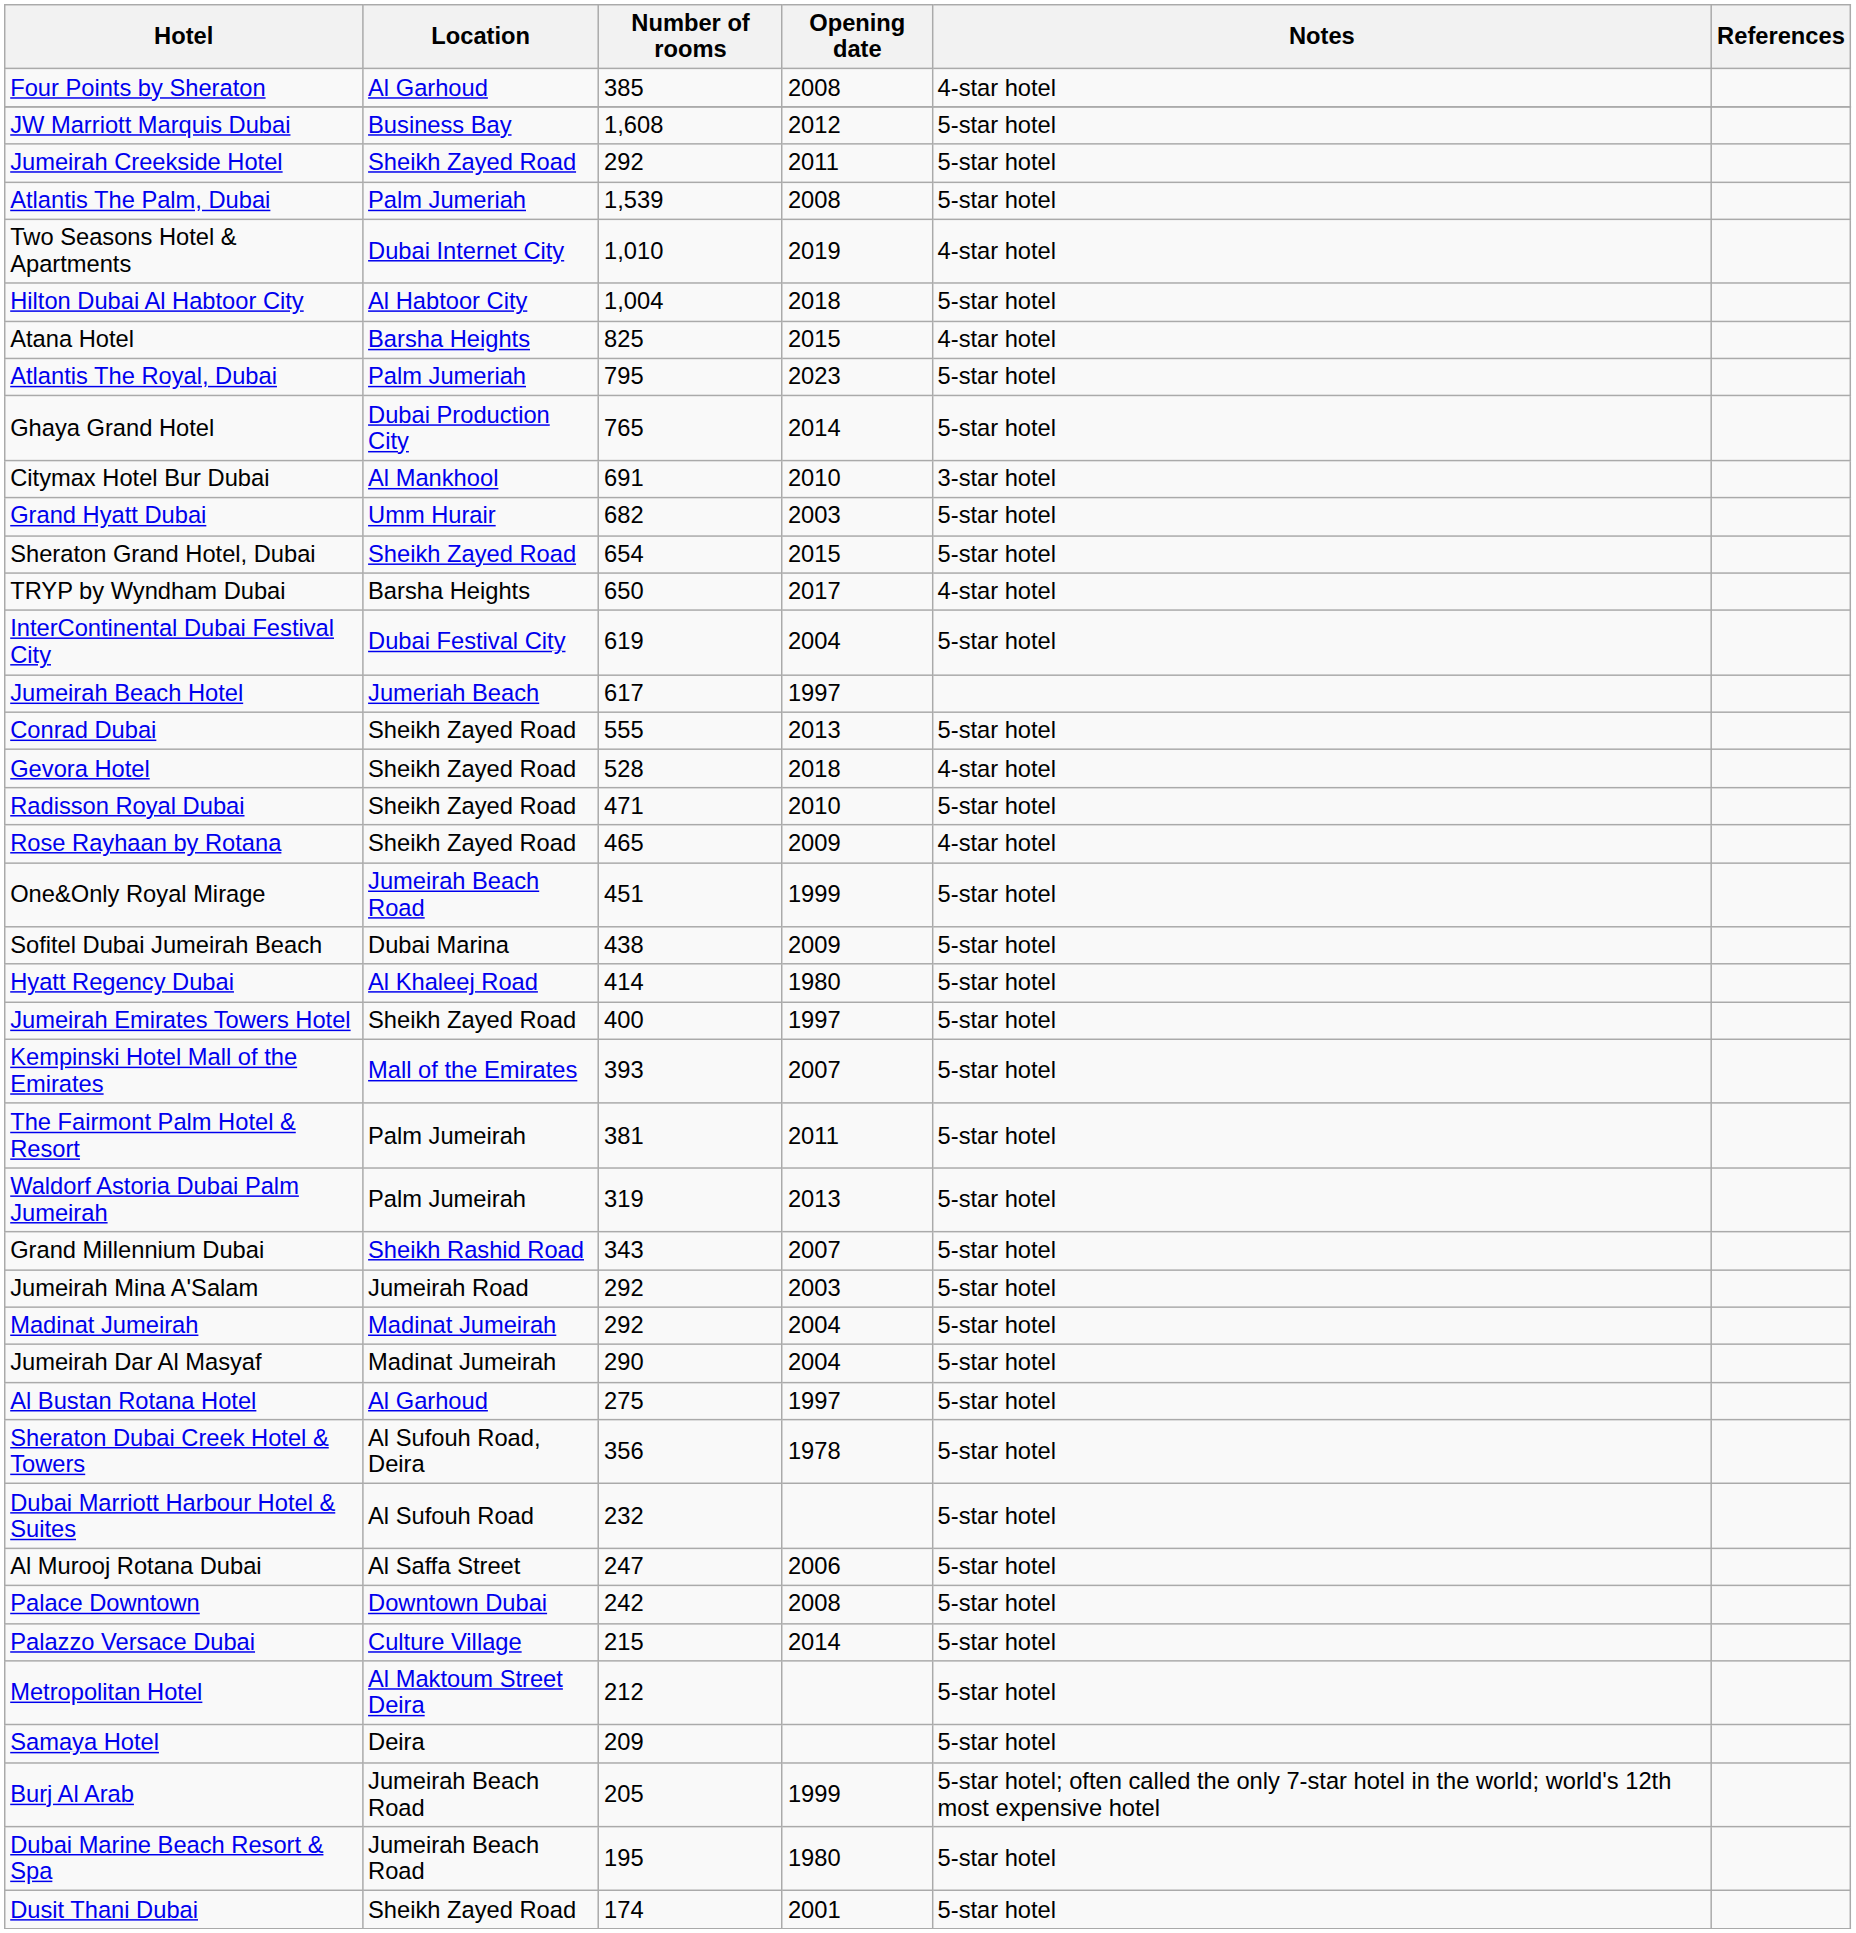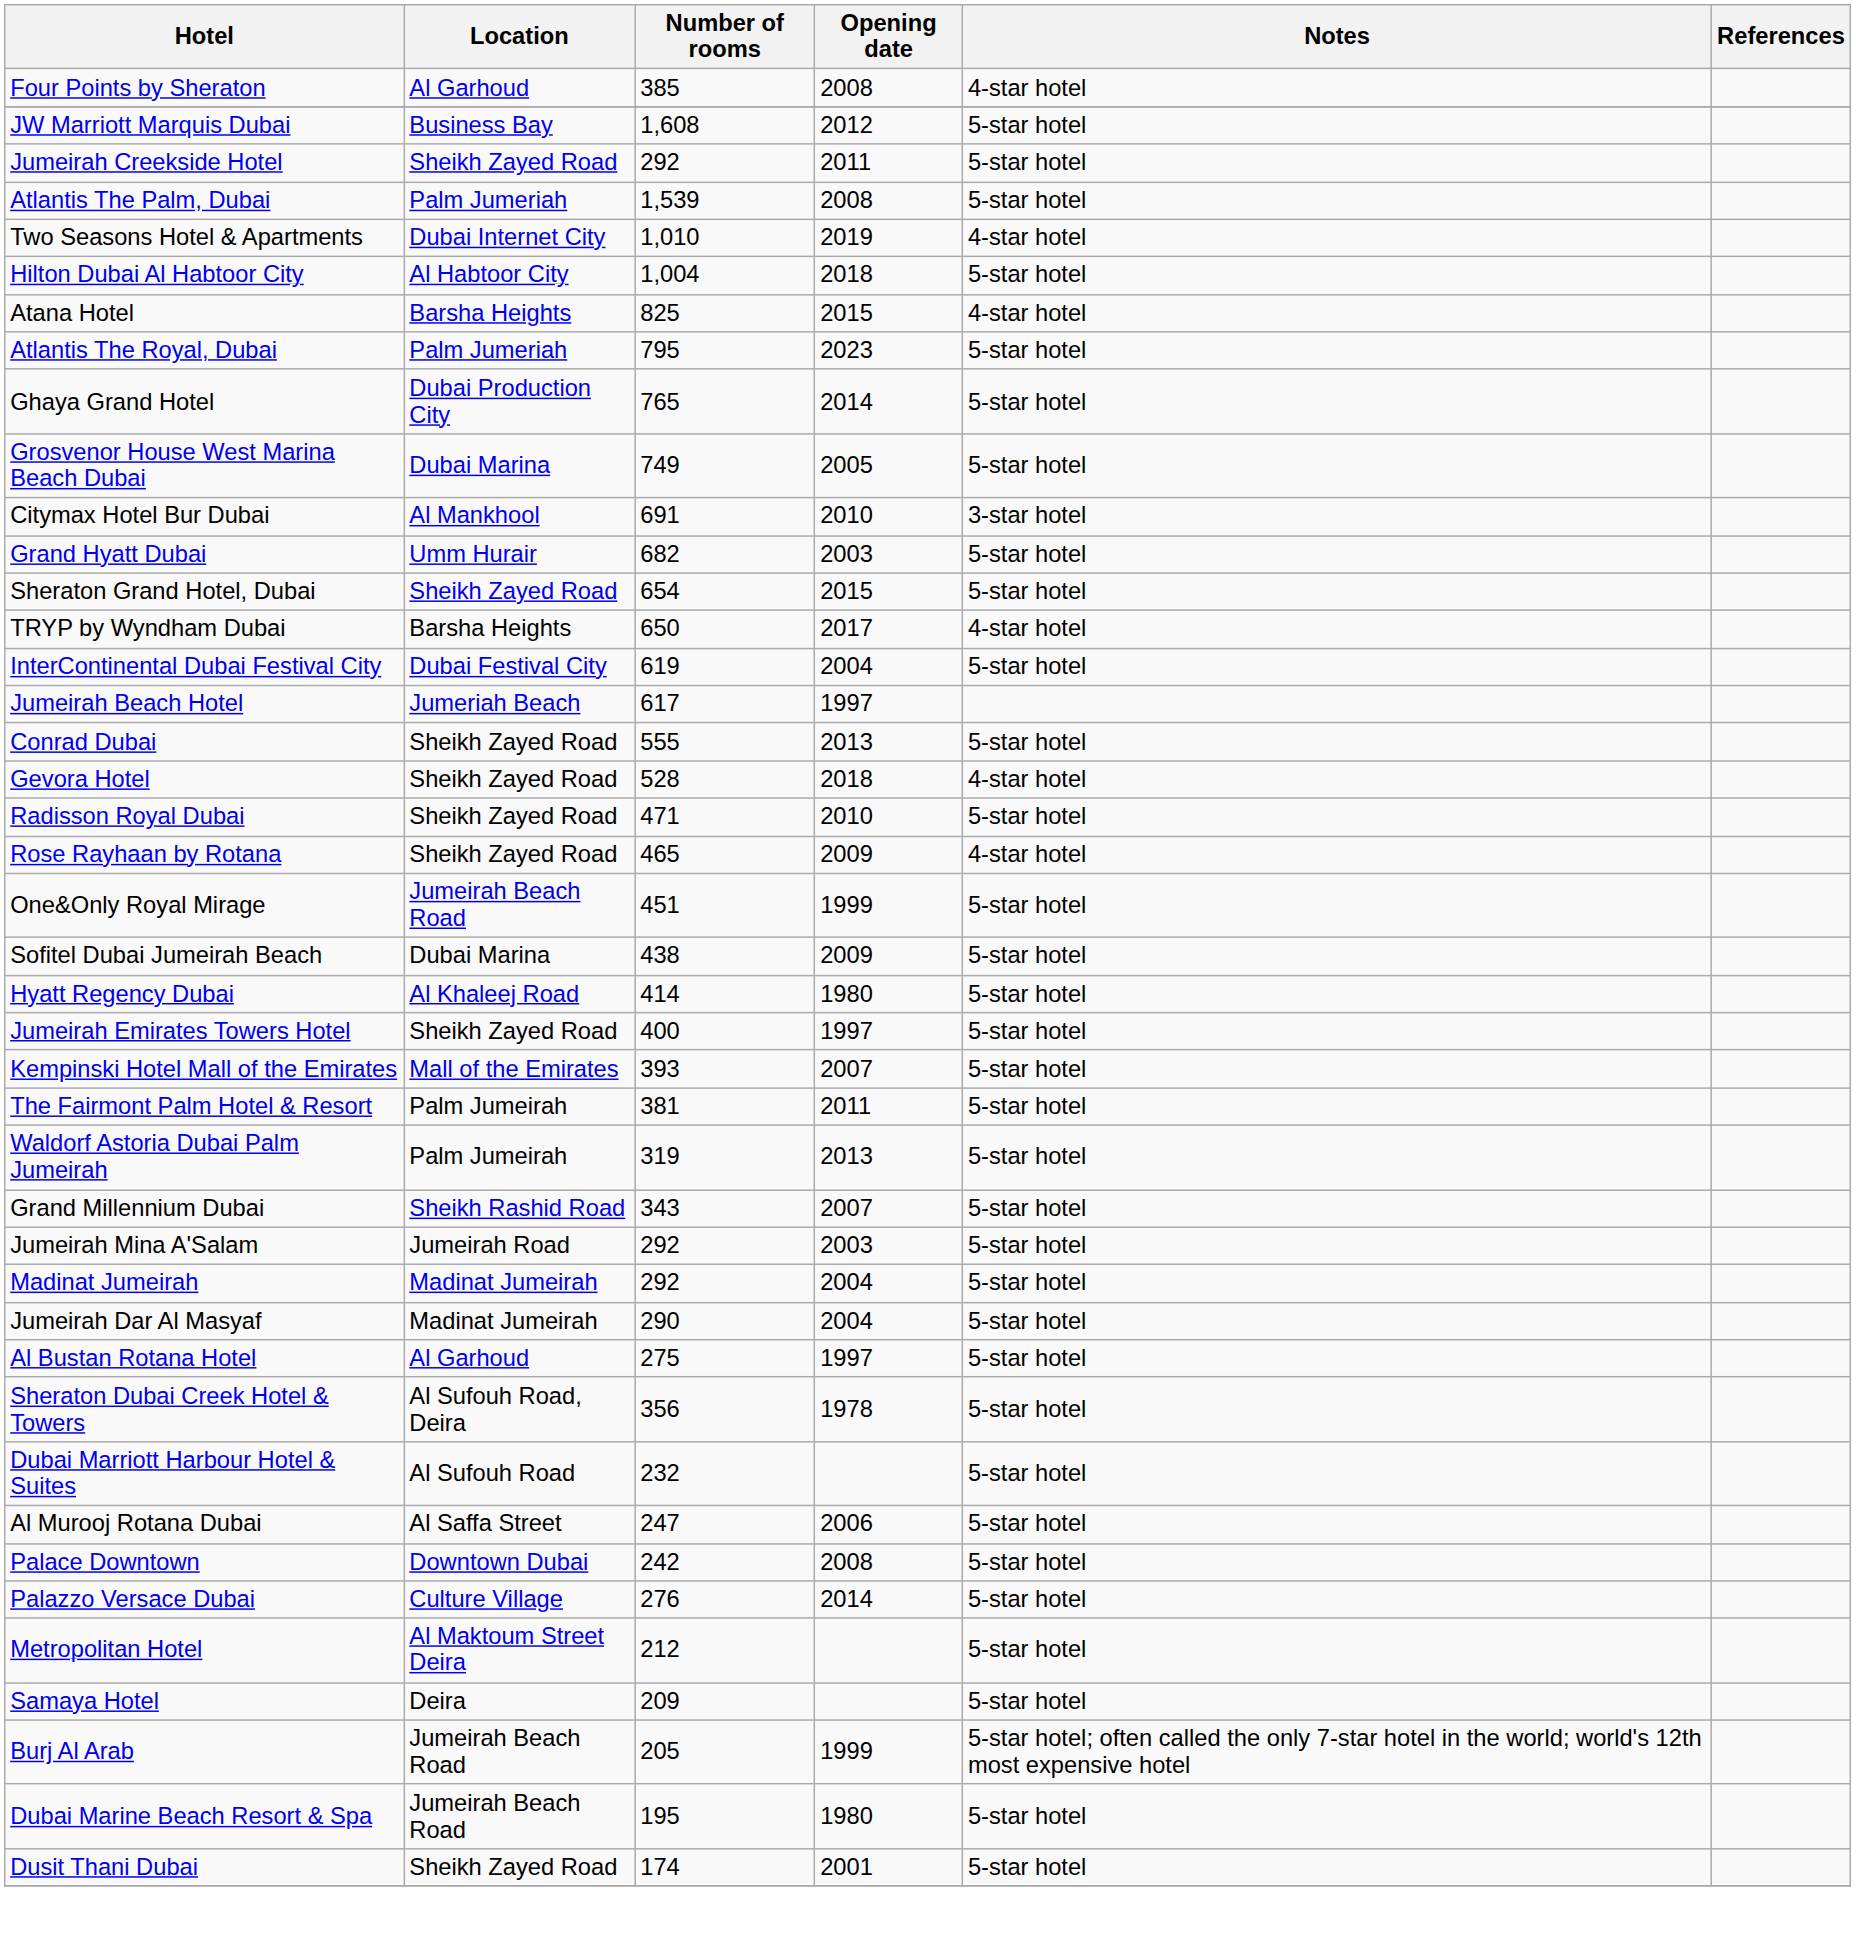+ row: (173, 465)
(624, 1641) 215 -> (660, 1599) 276
